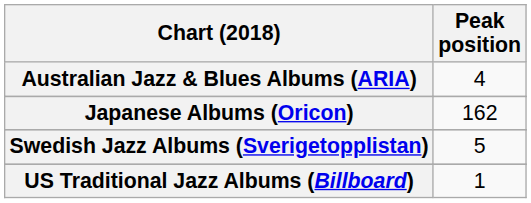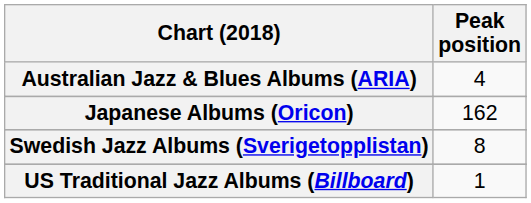(480, 146) 5 -> (480, 146) 8
